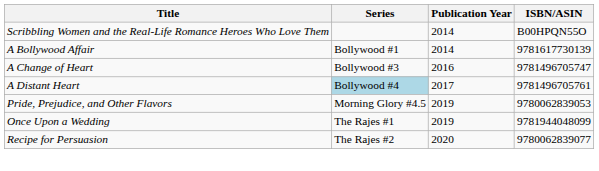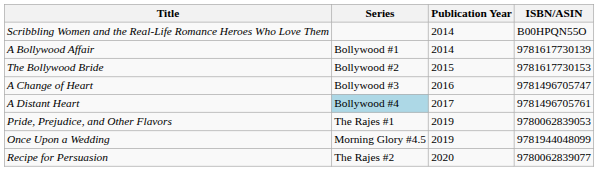+ row: (55, 67)
(380, 103) Morning Glory #4.5 -> (364, 121) The Rajes #1
(364, 121) The Rajes #1 -> (380, 139) Morning Glory #4.5
